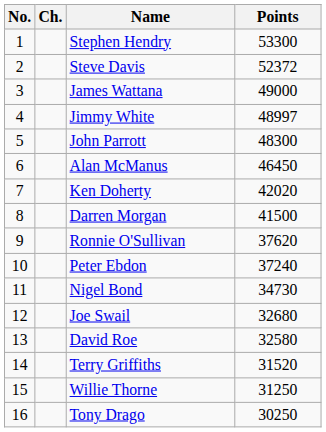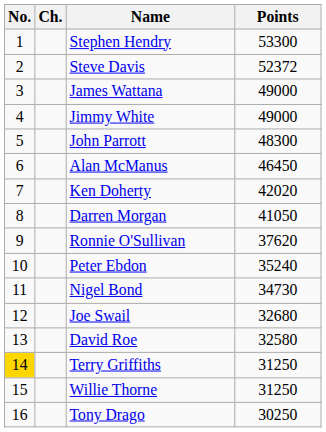(278, 116) 48997 -> (278, 116) 49000
(278, 215) 41500 -> (278, 215) 41050
(278, 265) 37240 -> (278, 265) 35240
(20, 365) no background -> (20, 365) gold background
(278, 365) 31520 -> (278, 365) 31250
